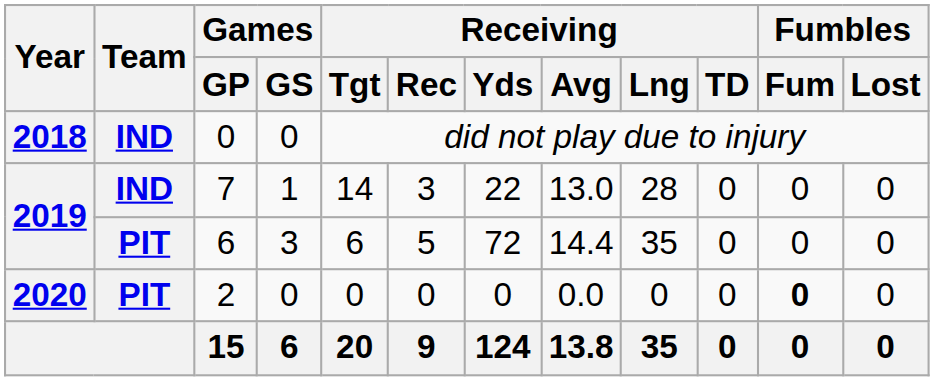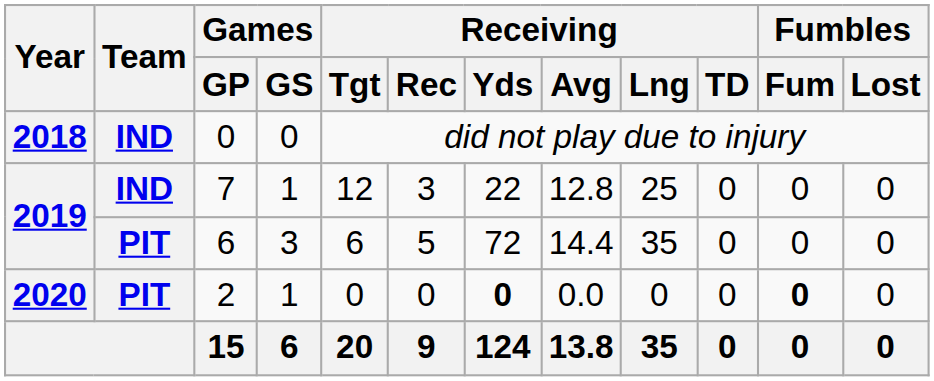(355, 189) 14 -> (355, 189) 12
(581, 189) 13.0 -> (581, 189) 12.8
(659, 189) 28 -> (659, 189) 25
(289, 294) 0 -> (289, 294) 1
(503, 294) normal -> (503, 294) bold
